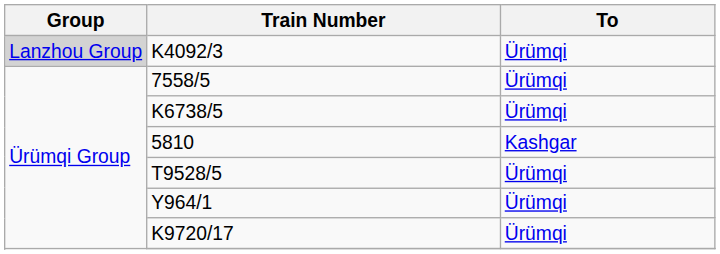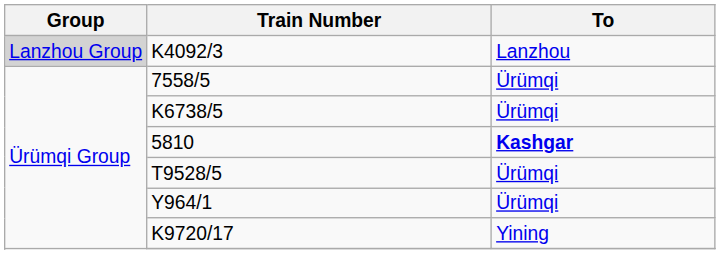(536, 51) Ürümqi -> (533, 51) Lanzhou
(541, 142) normal -> (535, 142) bold
(536, 234) Ürümqi -> (523, 234) Yining
